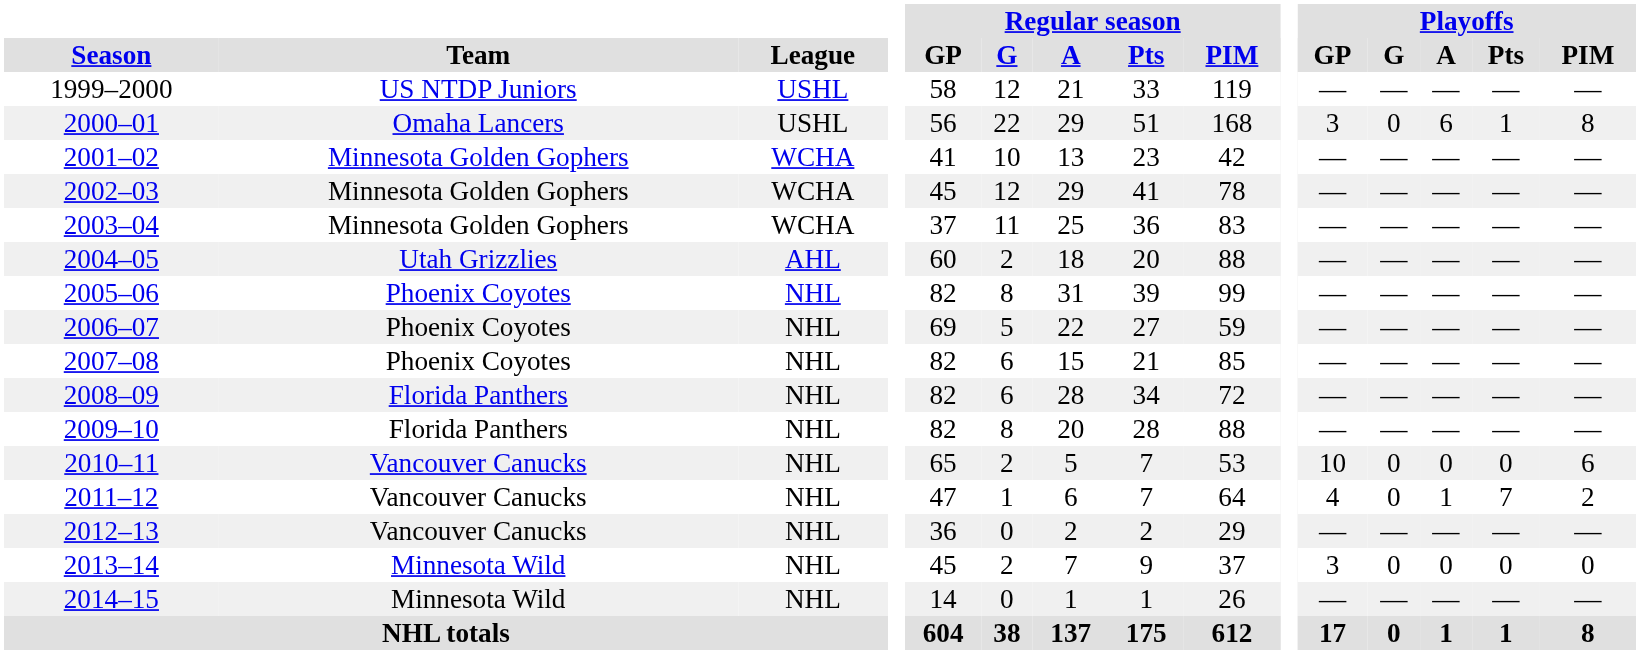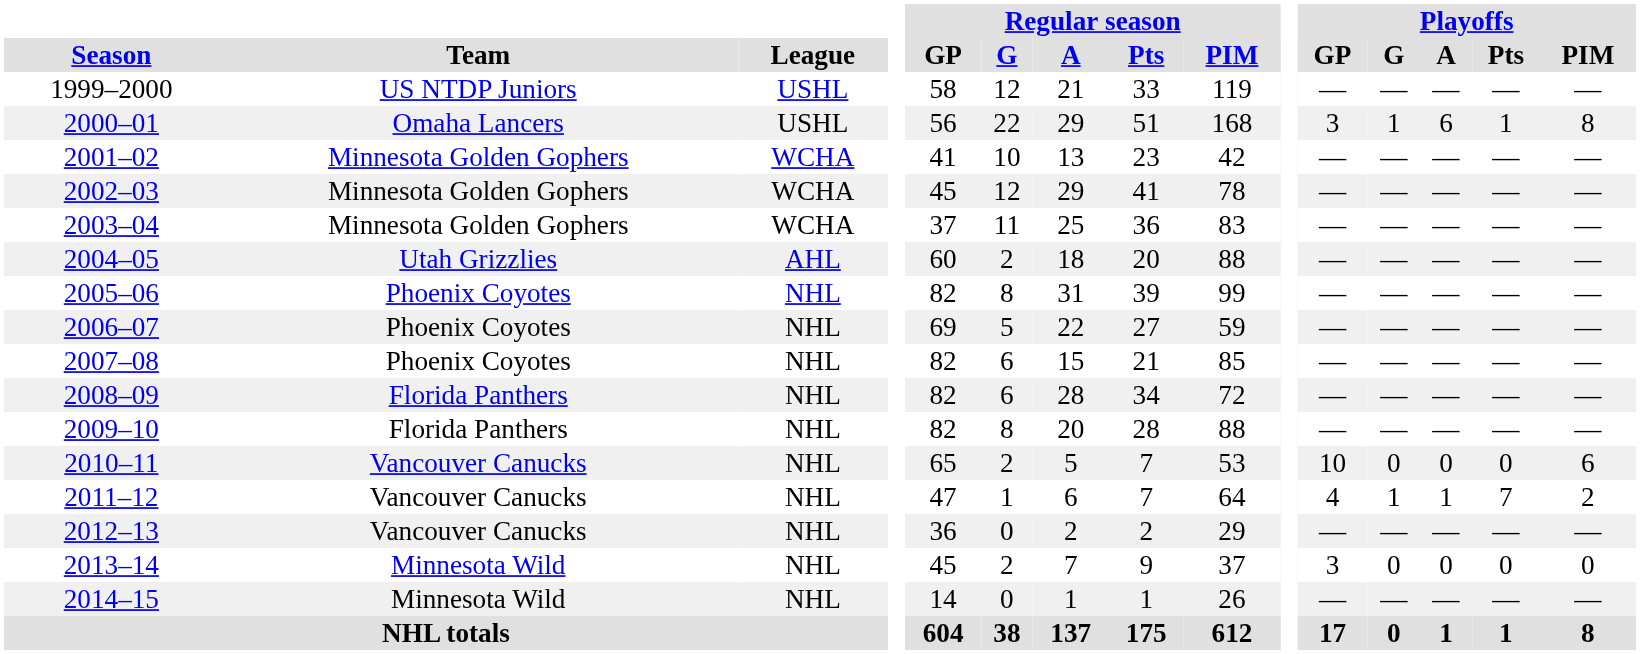(1394, 122) 0 -> (1394, 122) 1
(1394, 496) 0 -> (1394, 496) 1
